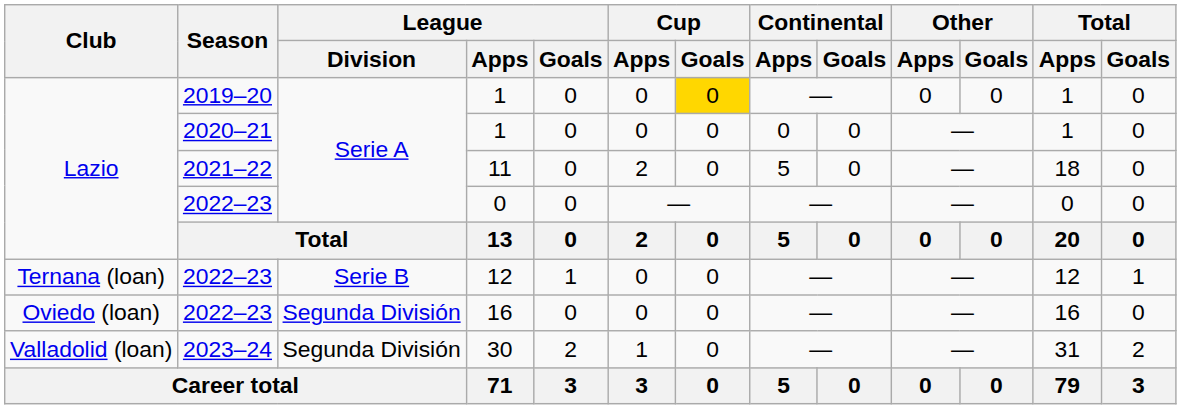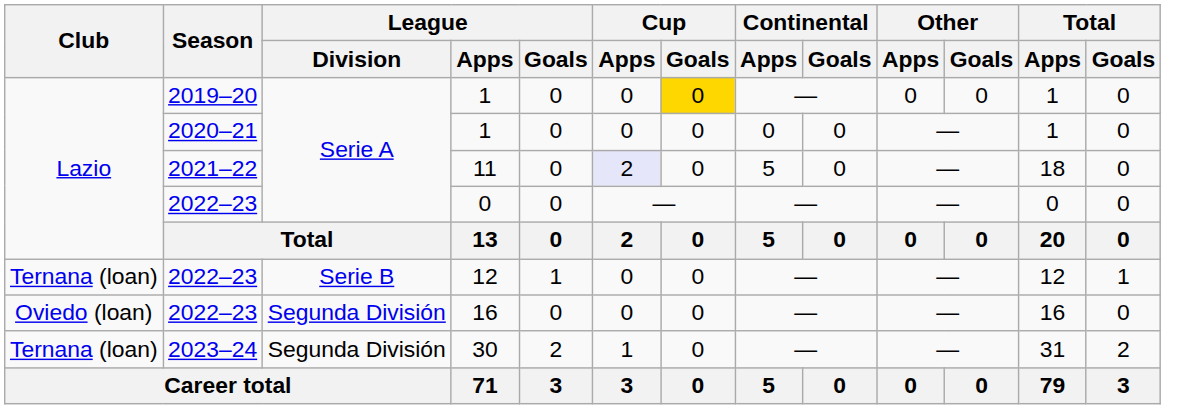(642, 167) no background -> (627, 167) lavender background
(91, 349) Valladolid (loan) -> (84, 349) Ternana (loan)
